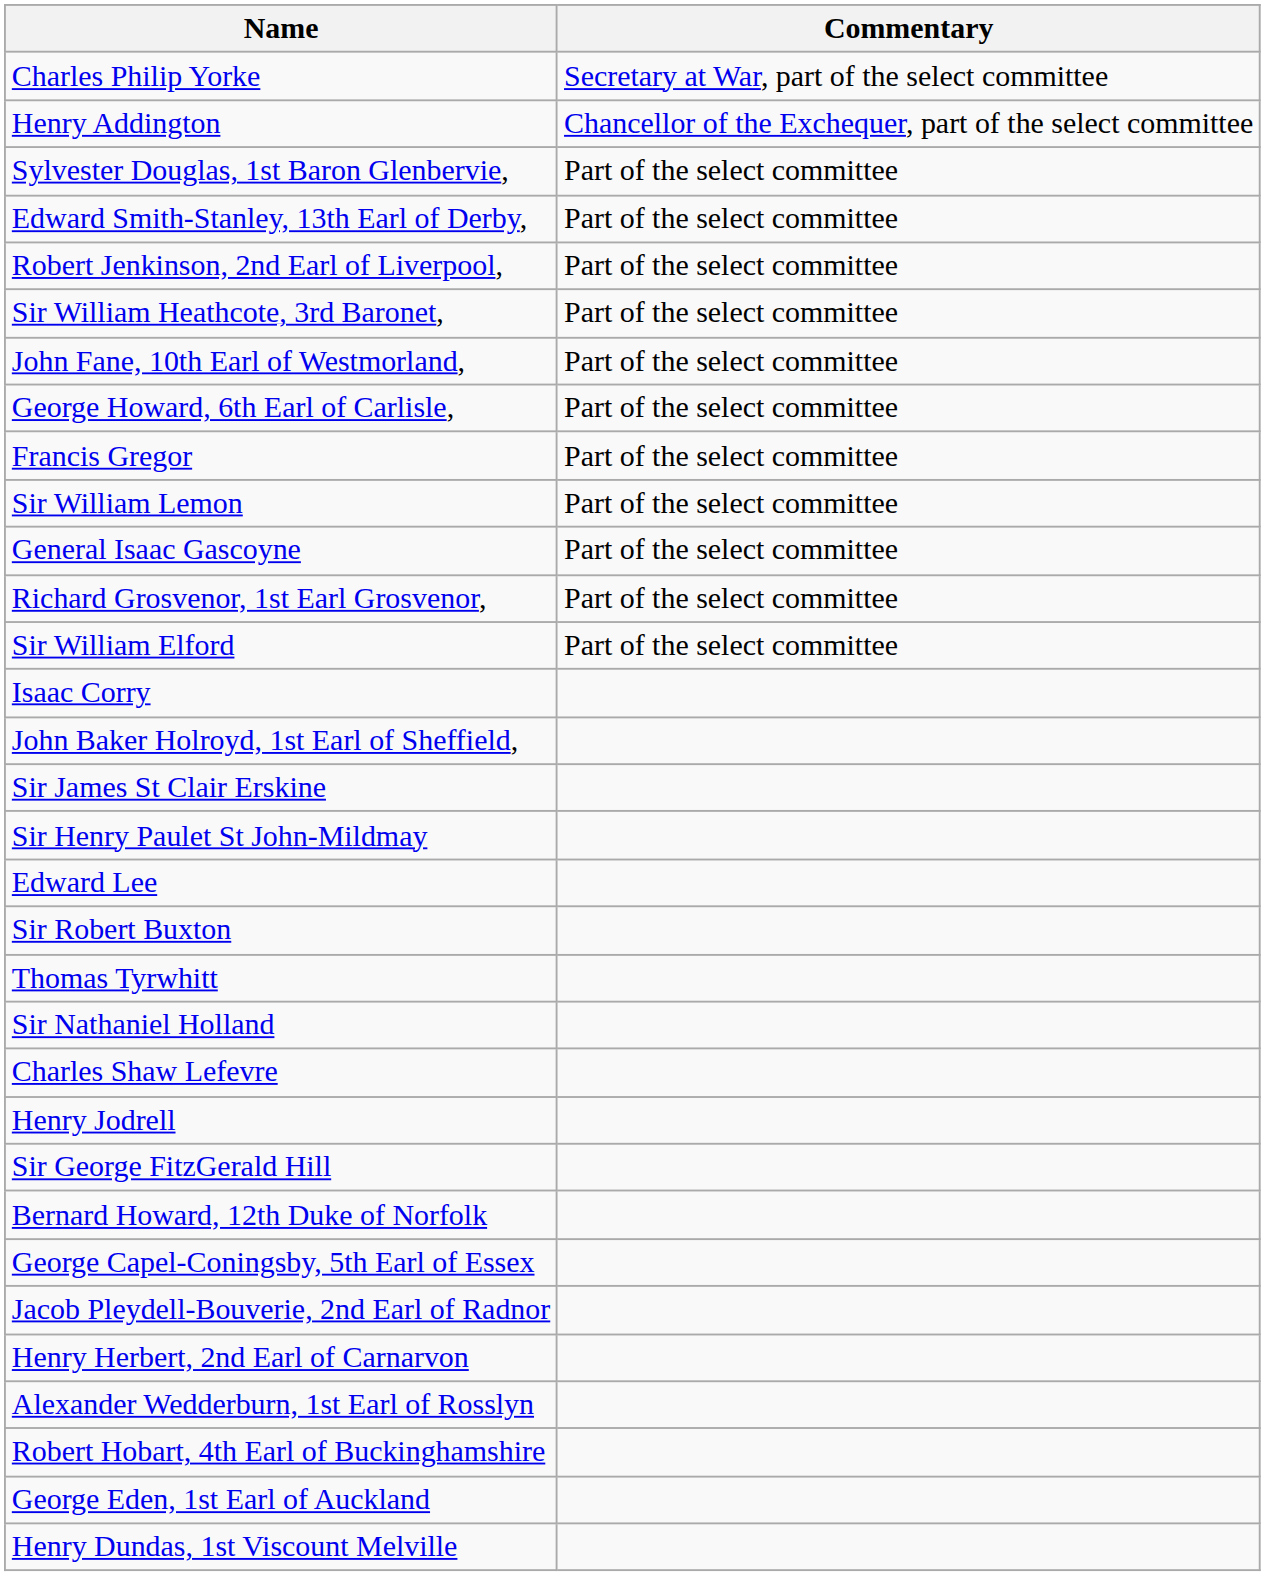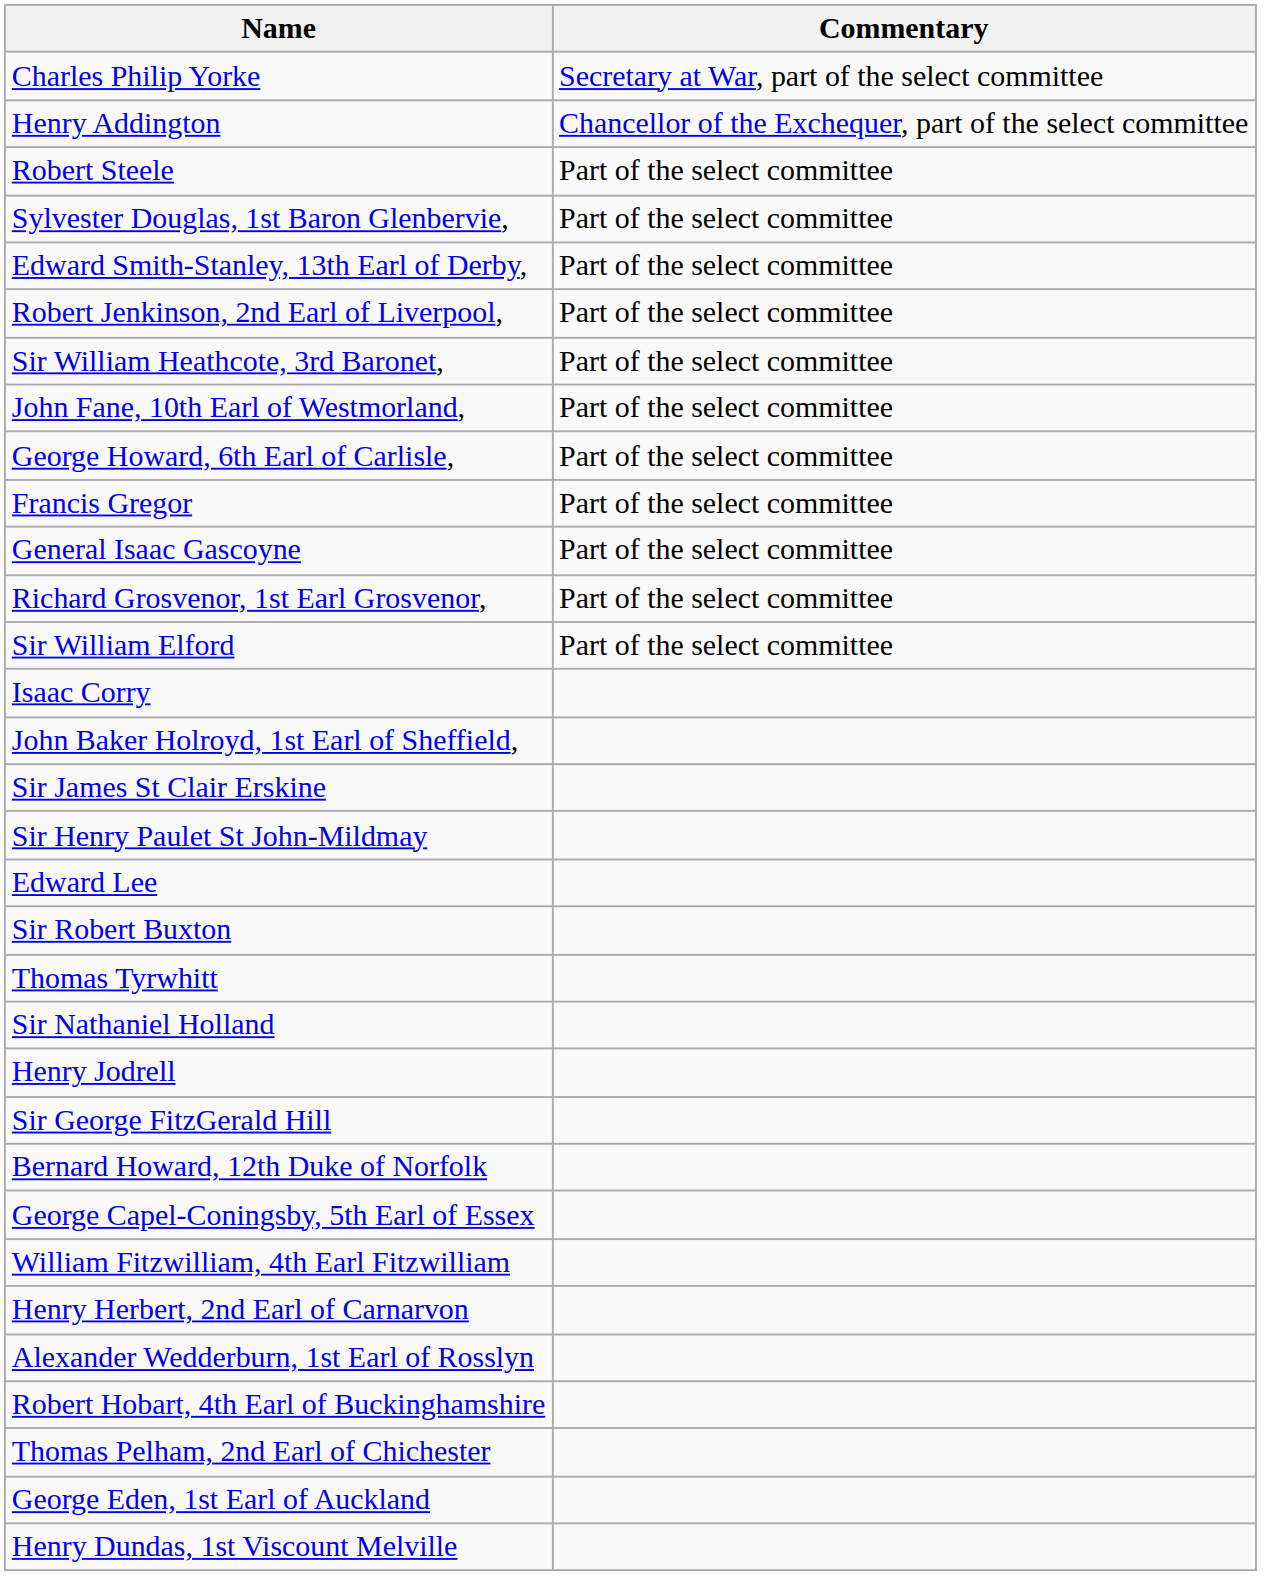+ row: (93, 170)
- row: (127, 502)
- row: (145, 1072)
+ row: (261, 1261)
- row: (281, 1309)
+ row: (251, 1451)
